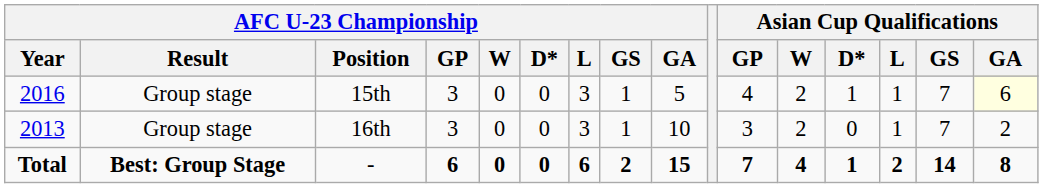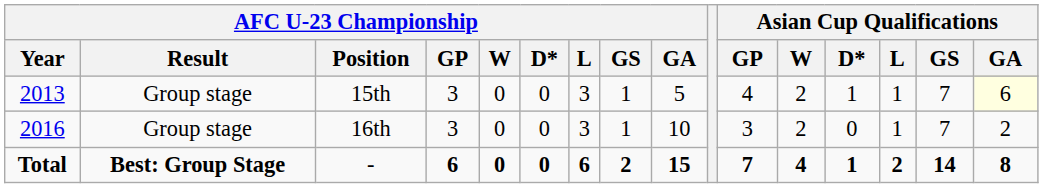(42, 93) 2016 -> (42, 93) 2013
(42, 128) 2013 -> (42, 128) 2016
